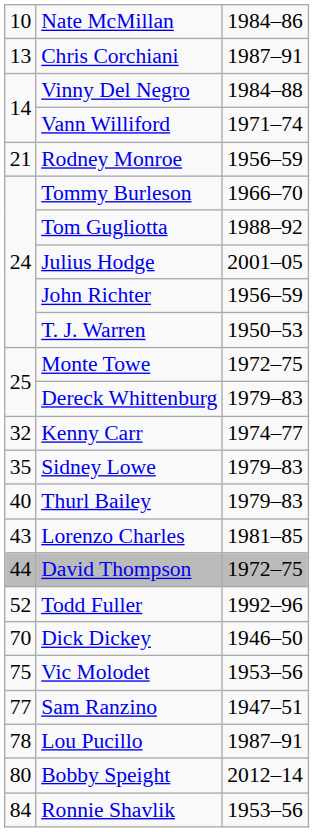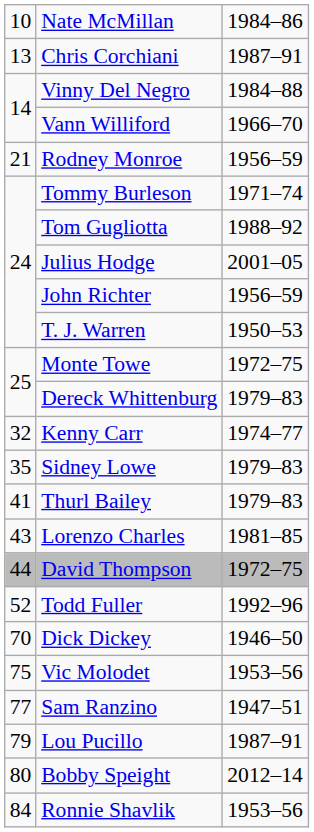(265, 124) 1971–74 -> (265, 124) 1966–70
(265, 192) 1966–70 -> (265, 192) 1971–74
(20, 501) 40 -> (20, 501) 41
(20, 741) 78 -> (20, 741) 79
